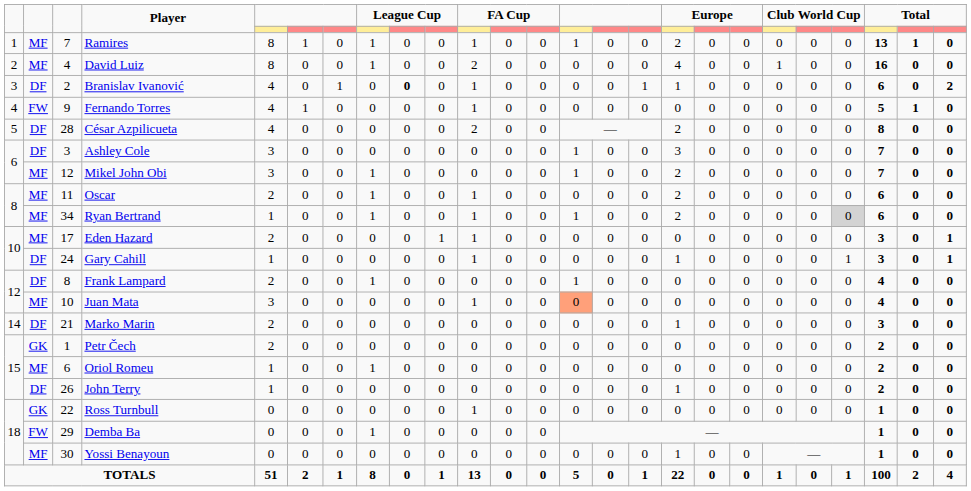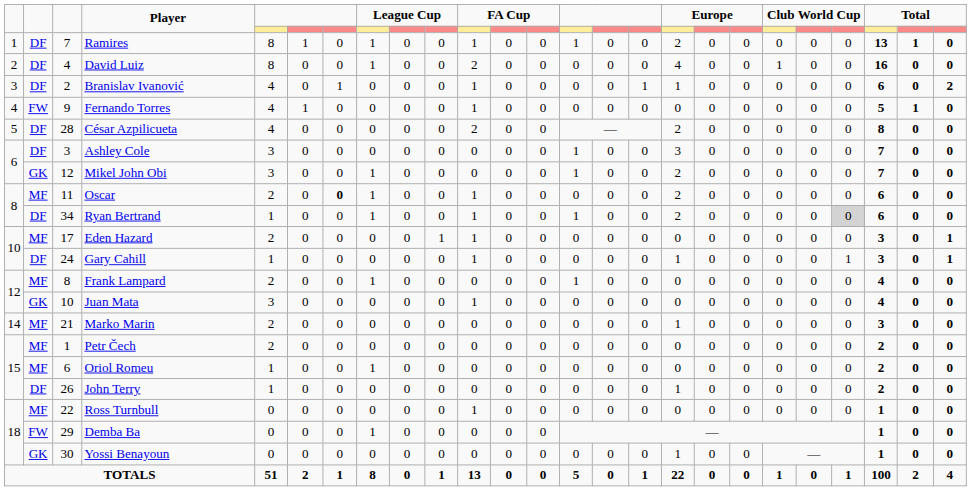(38, 43) MF -> (38, 43) DF
(38, 65) MF -> (38, 65) DF
(407, 86) bold -> (407, 86) normal
(38, 173) MF -> (38, 173) GK
(340, 194) normal -> (340, 194) bold
(38, 216) MF -> (38, 216) DF
(38, 281) DF -> (38, 281) MF
(38, 302) MF -> (38, 302) GK
(576, 302) lightsalmon background -> (576, 302) no background
(38, 324) DF -> (38, 324) MF
(38, 346) GK -> (38, 346) MF
(38, 410) GK -> (38, 410) MF
(38, 454) MF -> (38, 454) GK
